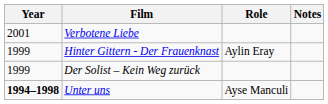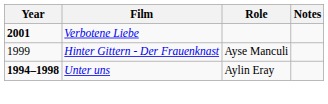(19, 33) normal -> (19, 33) bold
(249, 52) Aylin Eray -> (256, 52) Ayse Manculi
- row: (132, 71)
(256, 90) Ayse Manculi -> (249, 71) Aylin Eray
